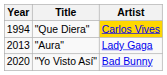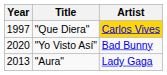(18, 29) 1994 -> (18, 29) 1997
rows swapped: (49, 45) <-> (66, 62)
